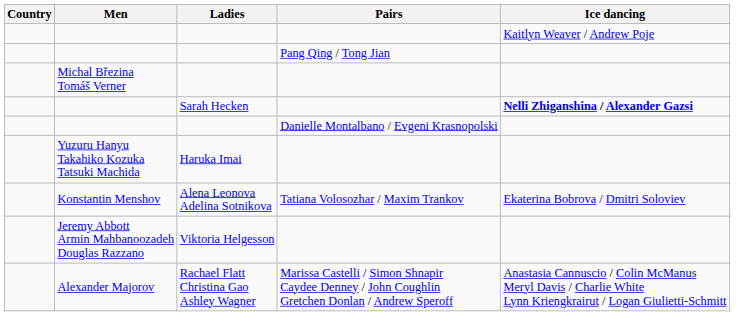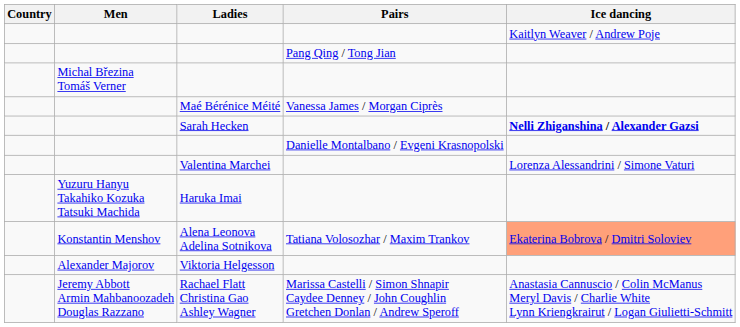+ row: (230, 106)
+ row: (225, 164)
(594, 199) no background -> (600, 238) lightsalmon background
(116, 239) Jeremy Abbott Armin Mahbanoozadeh Douglas Razzano -> (106, 265) Alexander Majorov
(106, 287) Alexander Majorov -> (116, 298) Jeremy Abbott Armin Mahbanoozadeh Douglas Razzano
